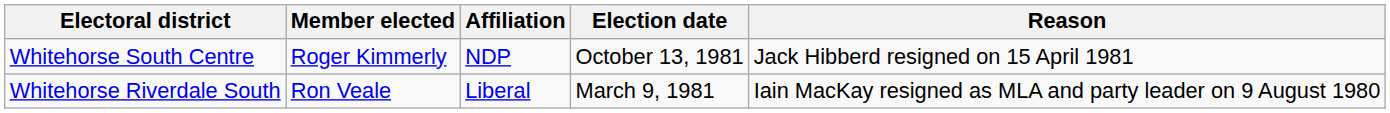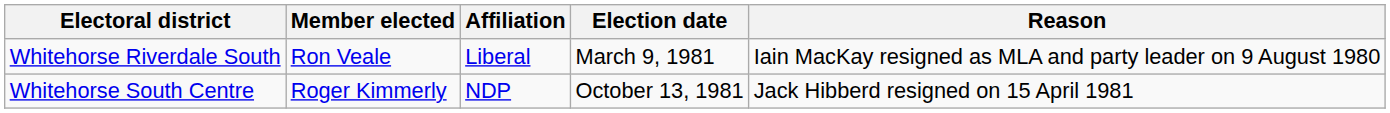rows swapped: (145, 90) <-> (132, 56)
